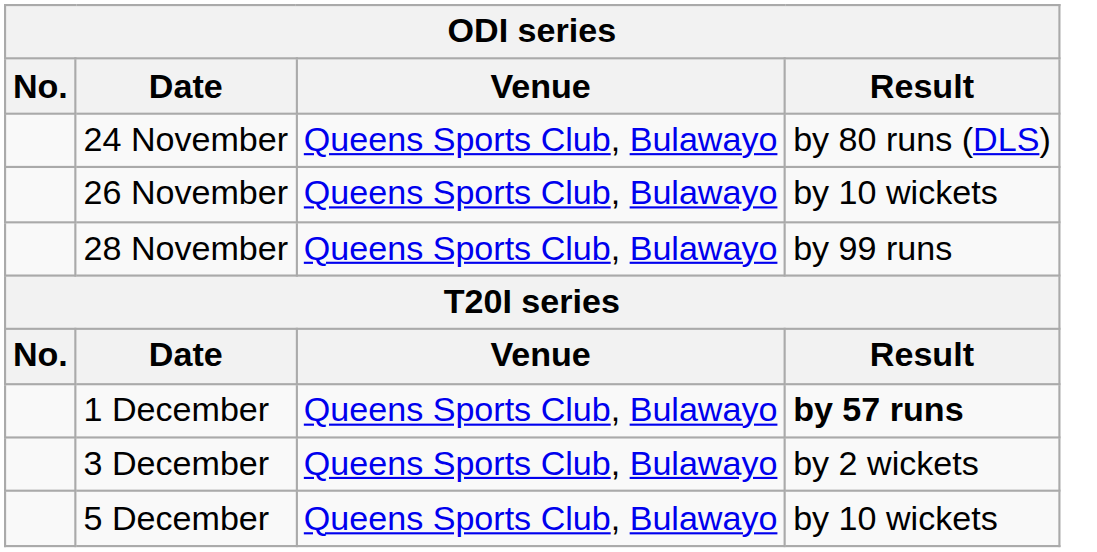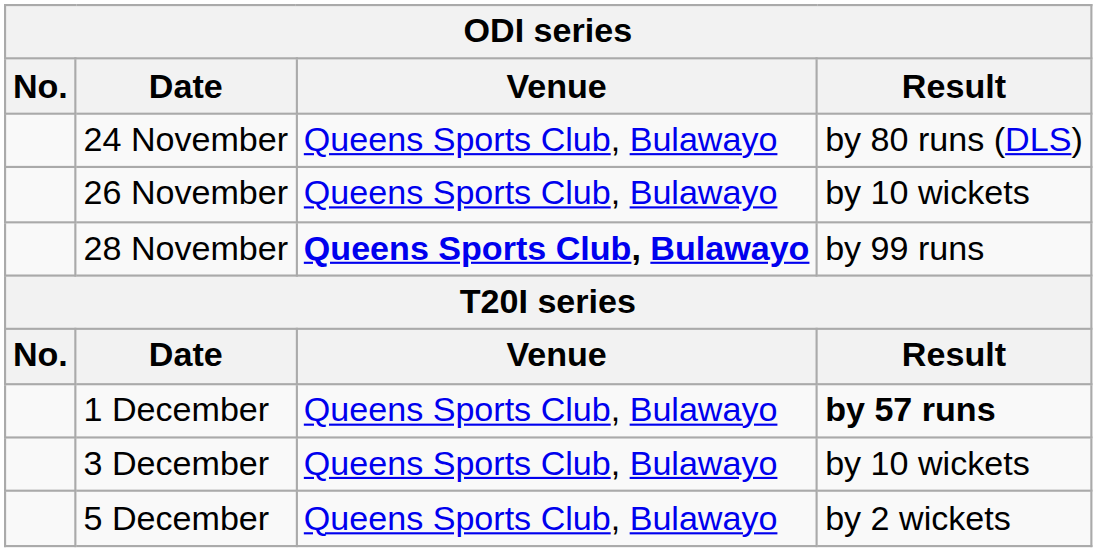(541, 247) normal -> (557, 247) bold
(886, 463) by 2 wickets -> (927, 463) by 10 wickets
(895, 517) by 10 wickets -> (918, 517) by 2 wickets
